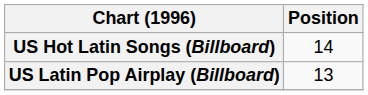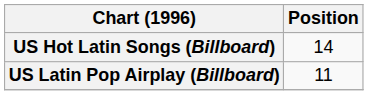(323, 75) 13 -> (323, 75) 11
